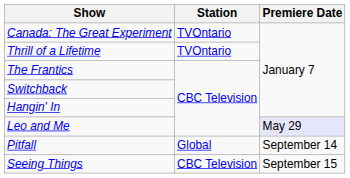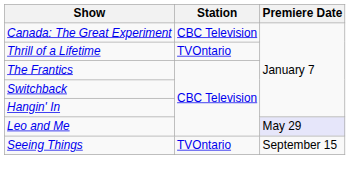(204, 32) TVOntario -> (217, 32) CBC Television
- row: (22, 145)
(217, 164) CBC Television -> (204, 145) TVOntario
